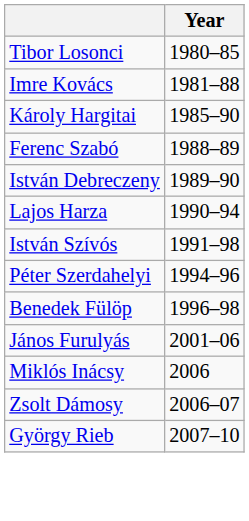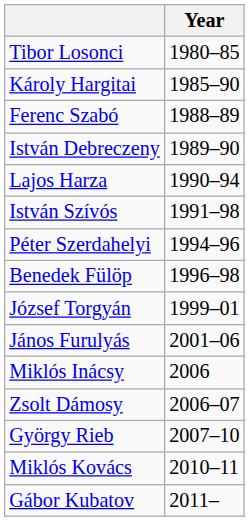- row: (61, 84)
+ row: (70, 308)
+ row: (71, 468)
+ row: (72, 500)
